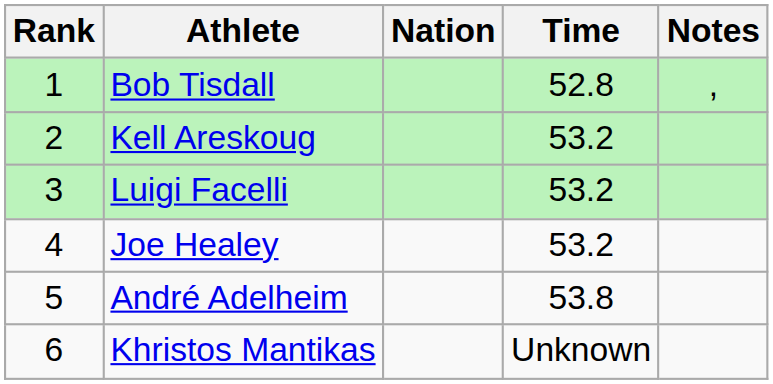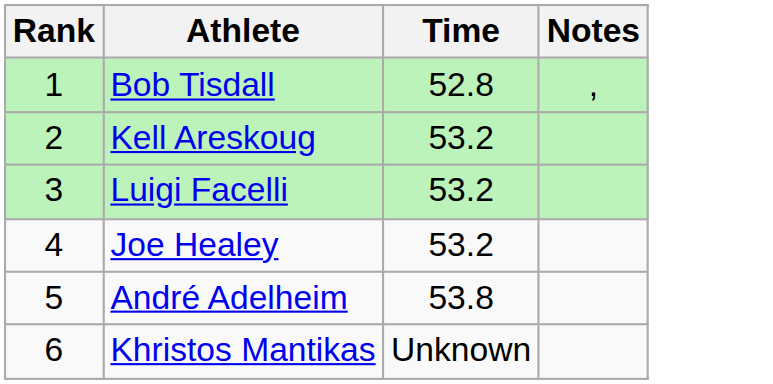- column: (443, 31)
